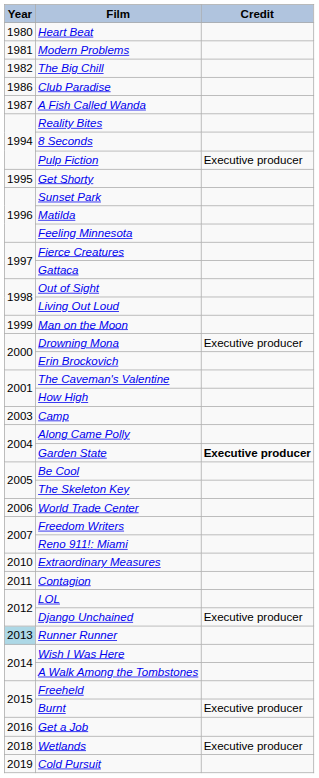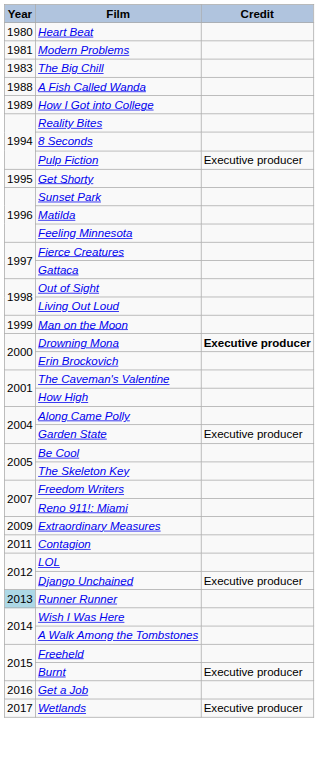(20, 69) 1982 -> (20, 69) 1983
- row: (74, 87)
(20, 105) 1987 -> (20, 87) 1988
+ row: (96, 105)
(253, 343) normal -> (257, 343) bold
- row: (54, 416)
(257, 453) bold -> (253, 434) normal
- row: (88, 507)
(20, 562) 2010 -> (20, 526) 2009
(20, 745) 2018 -> (20, 709) 2017
- row: (70, 763)
